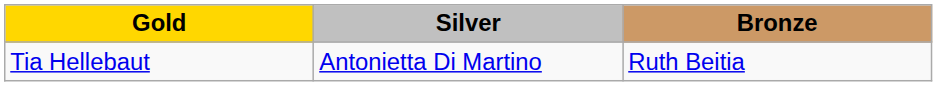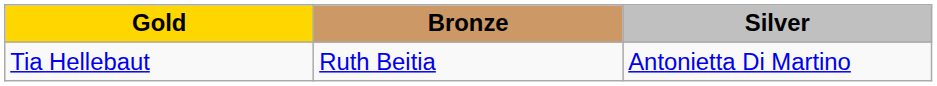columns swapped: (468, 23) <-> (777, 23)
